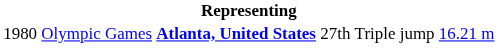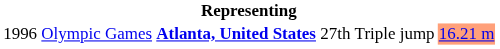(20, 34) 1980 -> (20, 34) 1996
(467, 34) no background -> (467, 34) lightsalmon background
